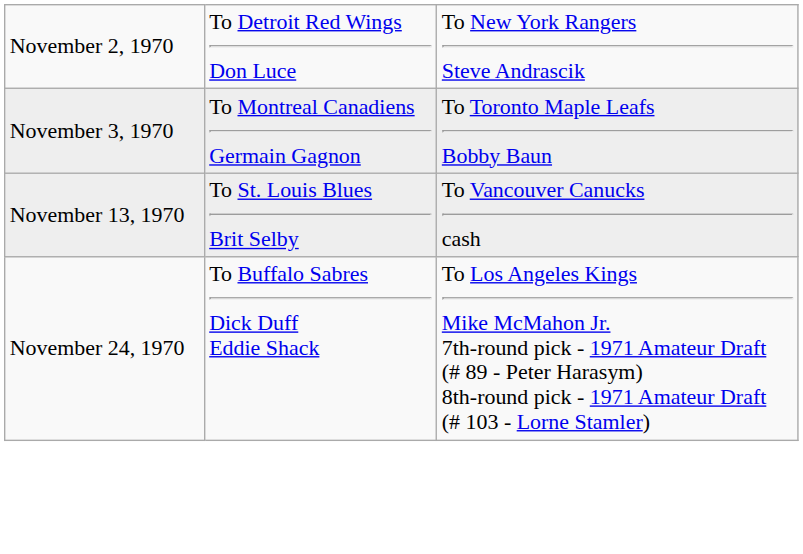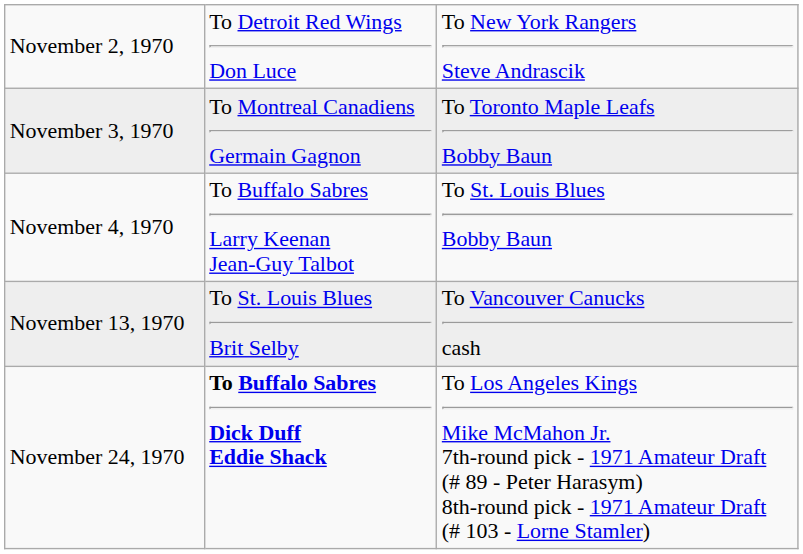+ row: (92, 227)
(320, 311) normal -> (320, 419) bold
